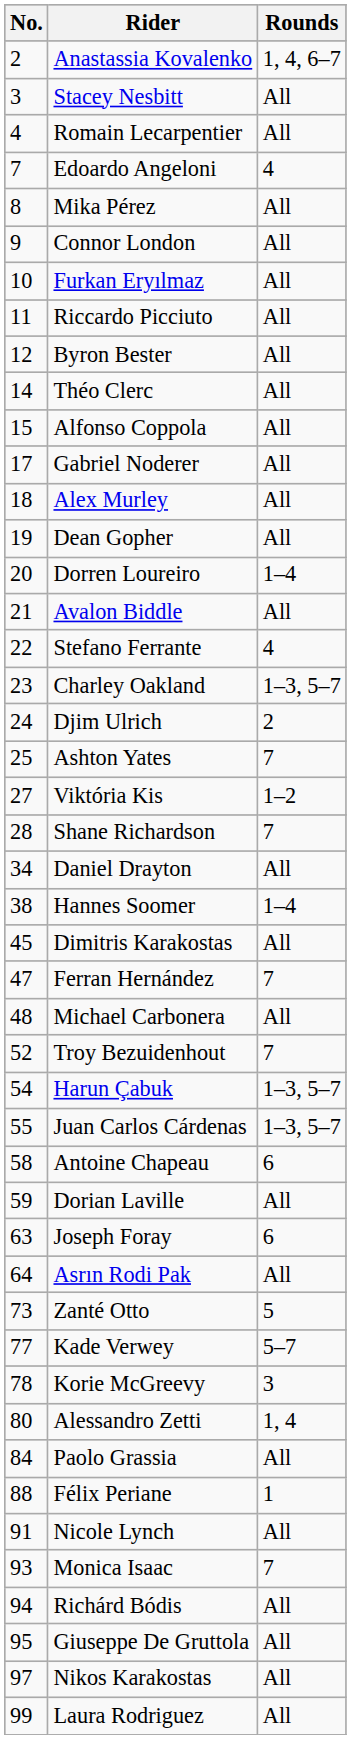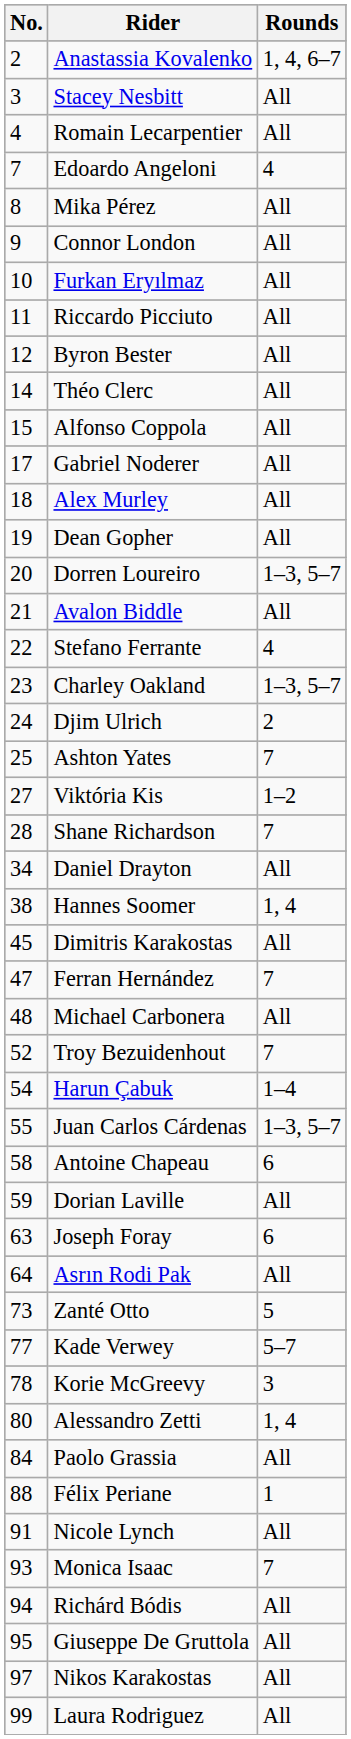(280, 574) 1–4 -> (302, 574) 1–3, 5–7
(280, 905) 1–4 -> (280, 905) 1, 4
(302, 1089) 1–3, 5–7 -> (280, 1089) 1–4
